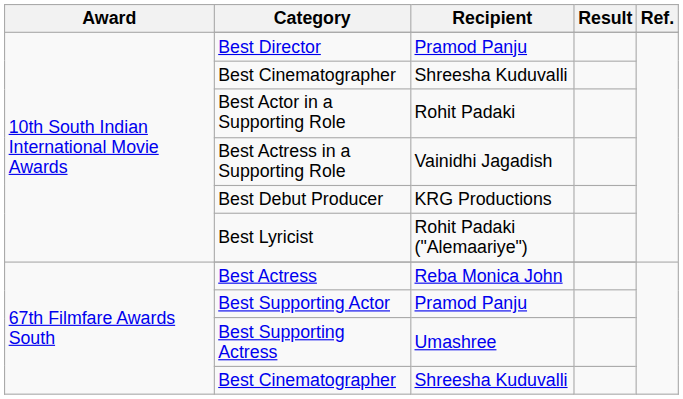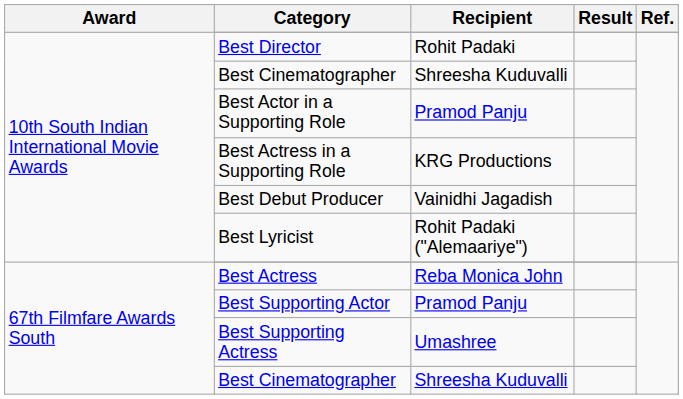(471, 46) Pramod Panju -> (465, 46) Rohit Padaki
(465, 113) Rohit Padaki -> (471, 113) Pramod Panju
(483, 161) Vainidhi Jagadish -> (483, 161) KRG Productions
(483, 199) KRG Productions -> (483, 199) Vainidhi Jagadish
